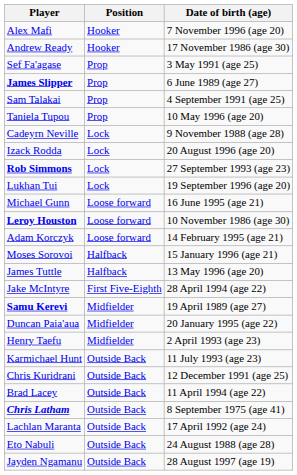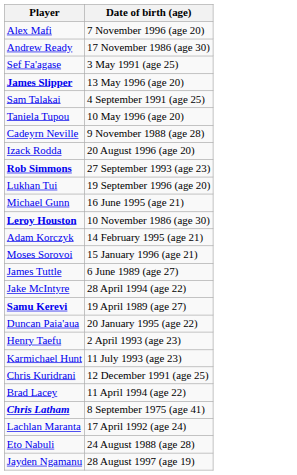- column: (124, 13)
(212, 82) 6 June 1989 (age 27) -> (135, 82) 13 May 1996 (age 20)
(215, 271) 13 May 1996 (age 20) -> (133, 271) 6 June 1989 (age 27)
